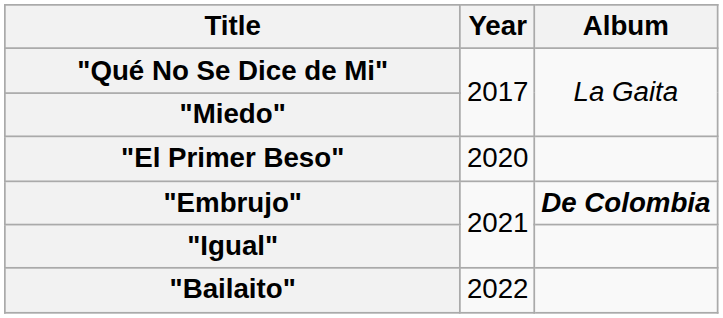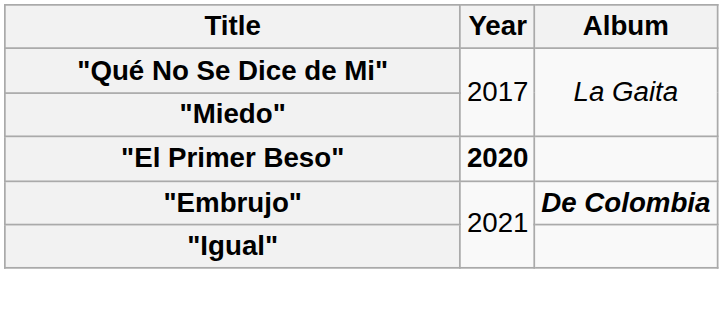(498, 158) normal -> (498, 158) bold
- row: (233, 289)
